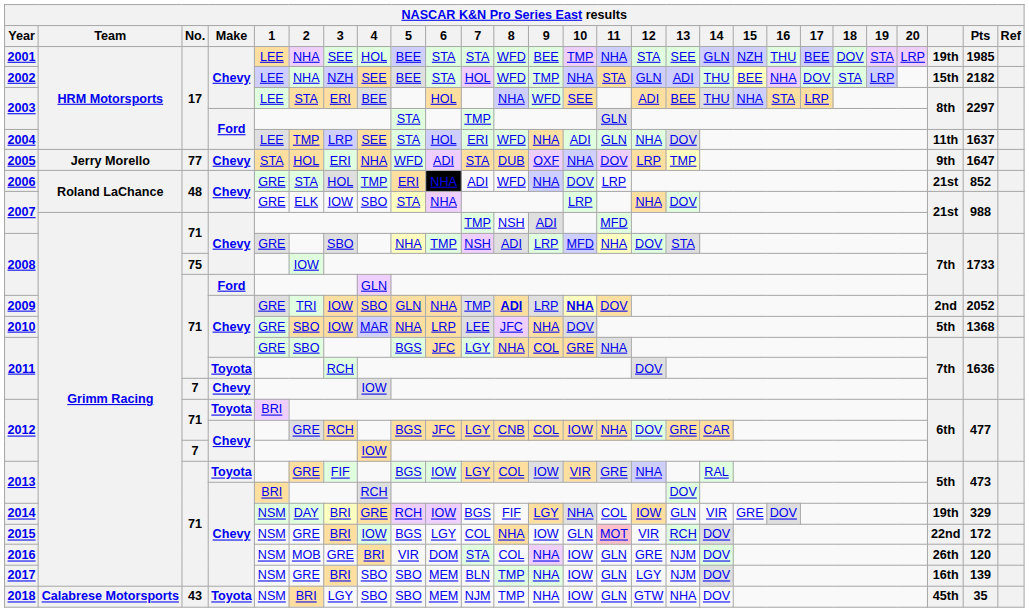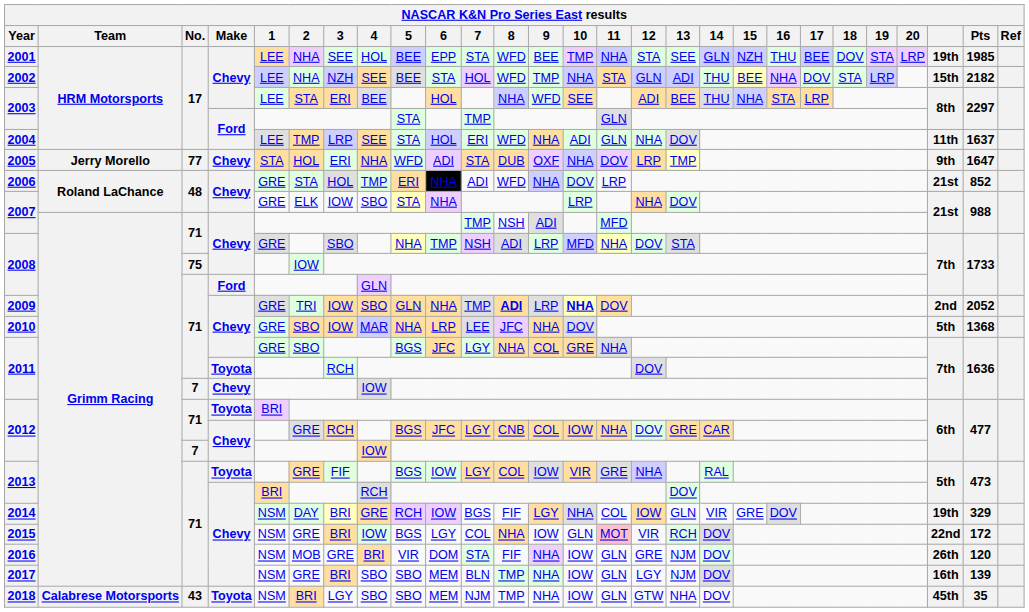(444, 56) STA -> (444, 56) EPP
(511, 555) COL -> (511, 555) FIF
